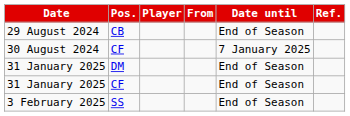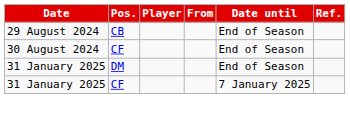(265, 49) 7 January 2025 -> (261, 49) End of Season
(261, 85) End of Season -> (265, 85) 7 January 2025
- row: (56, 102)
